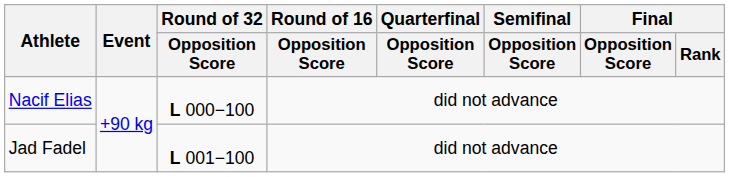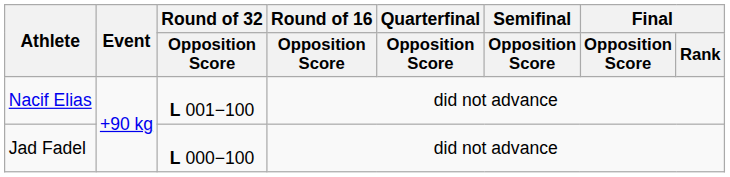(212, 111) L 000−100 -> (212, 111) L 001−100
(212, 158) L 001−100 -> (212, 158) L 000−100
